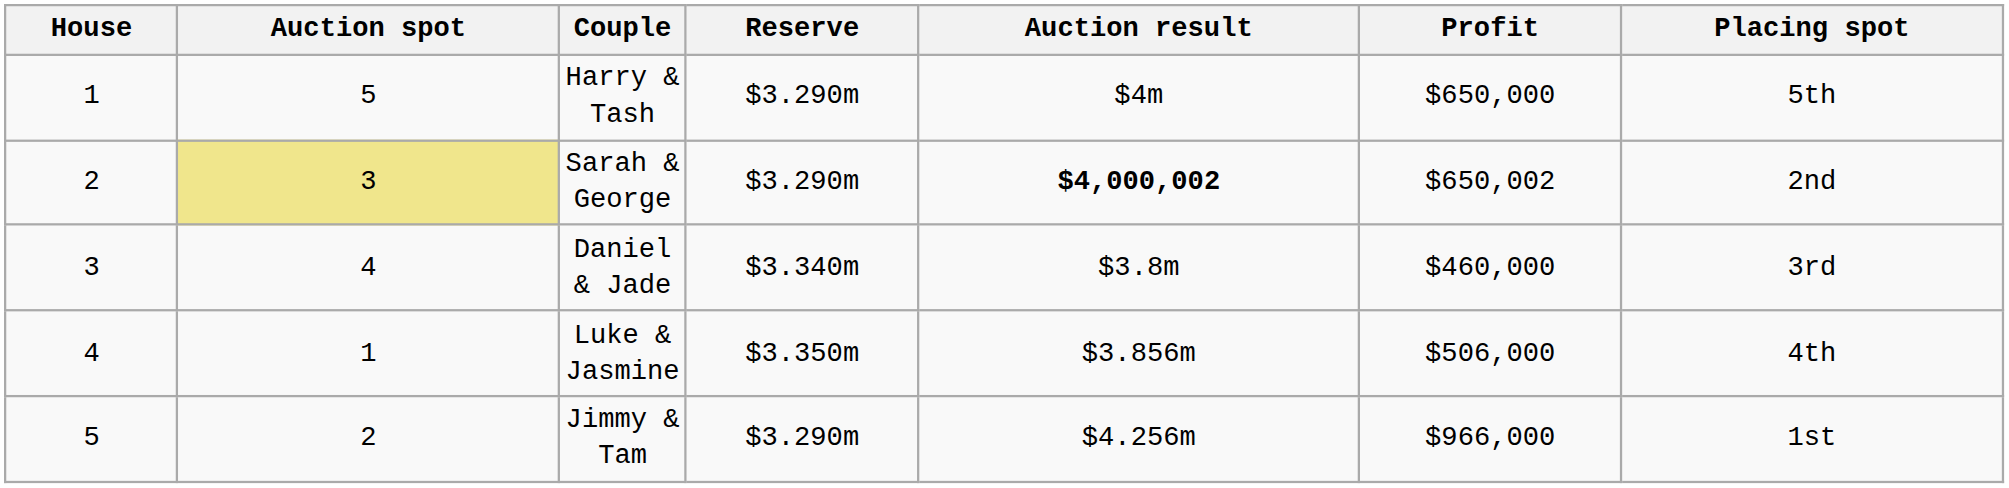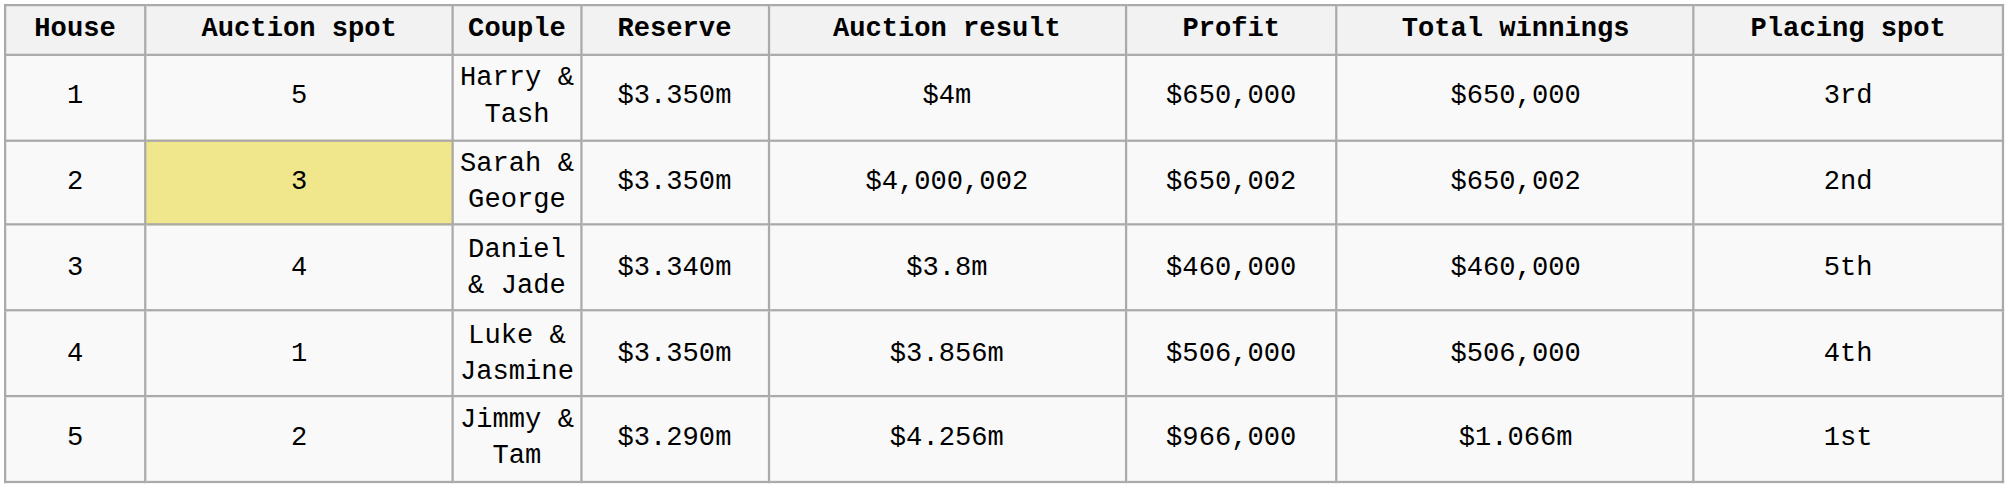+ column: (1516, 30)
(802, 97) $3.290m -> (674, 97) $3.350m
(1812, 97) 5th -> (1848, 97) 3rd
(802, 182) $3.290m -> (674, 182) $3.350m
(1139, 182) bold -> (947, 182) normal
(1812, 268) 3rd -> (1848, 268) 5th
